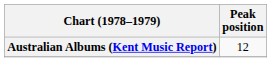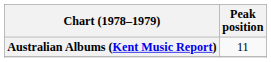(243, 47) 12 -> (243, 47) 11
